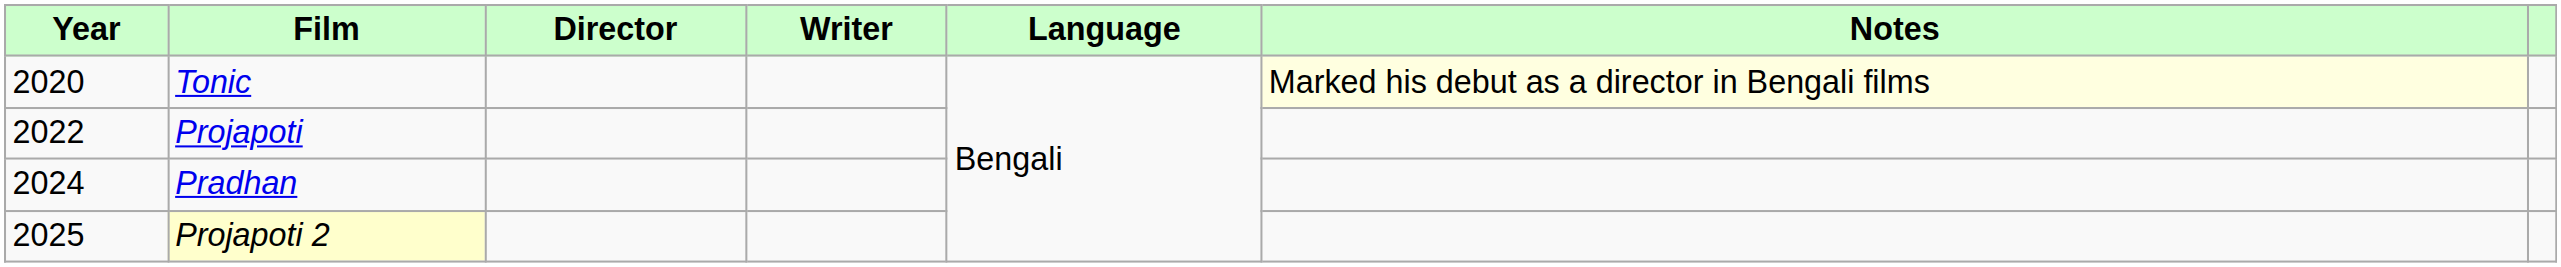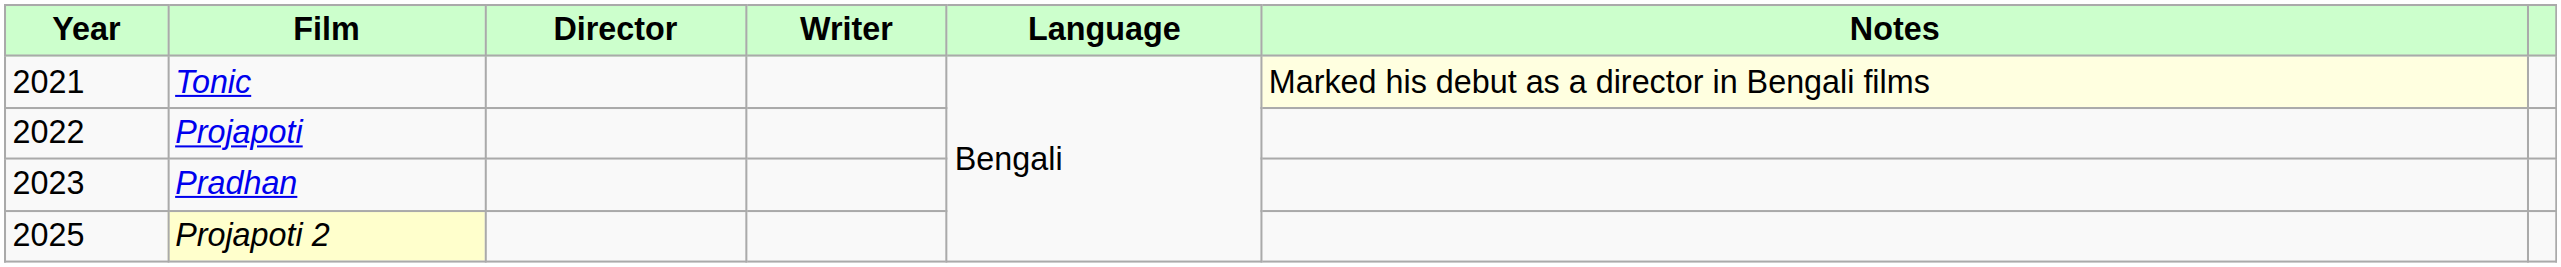(48, 81) 2020 -> (48, 81) 2021
(48, 183) 2024 -> (48, 183) 2023
